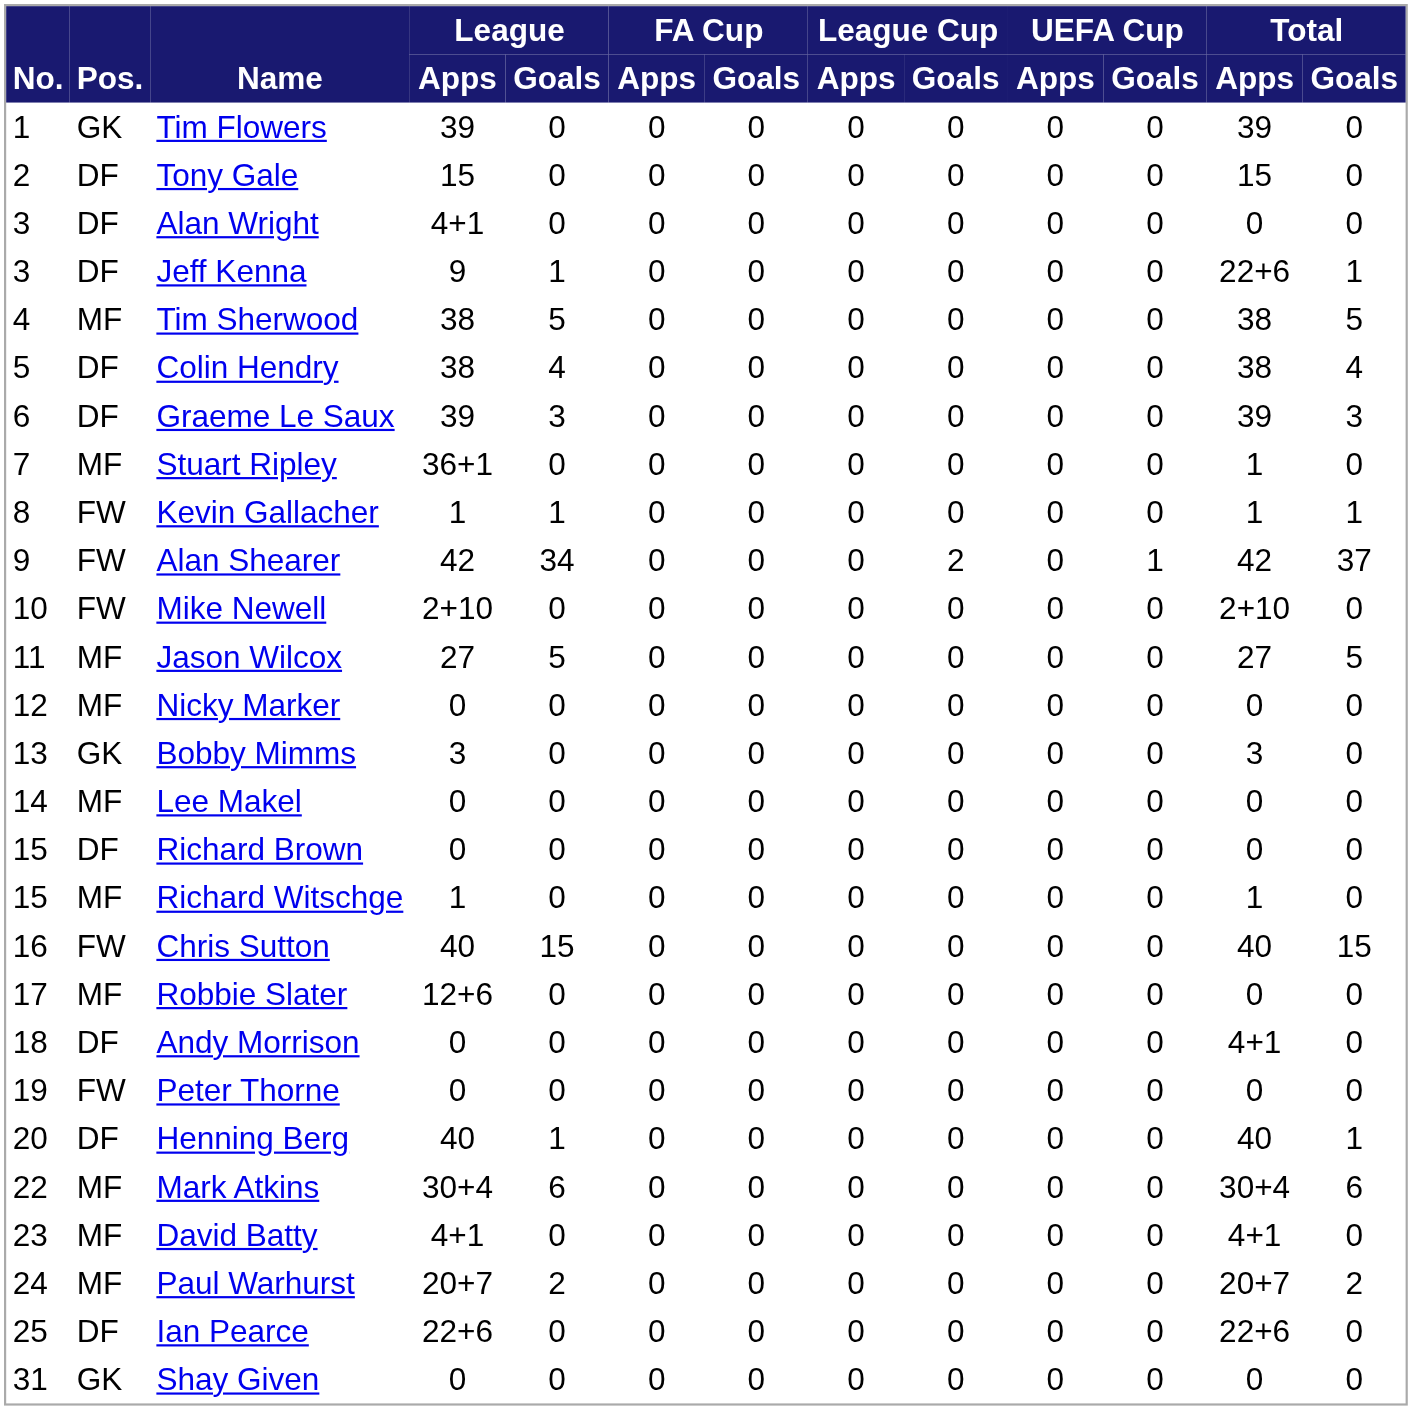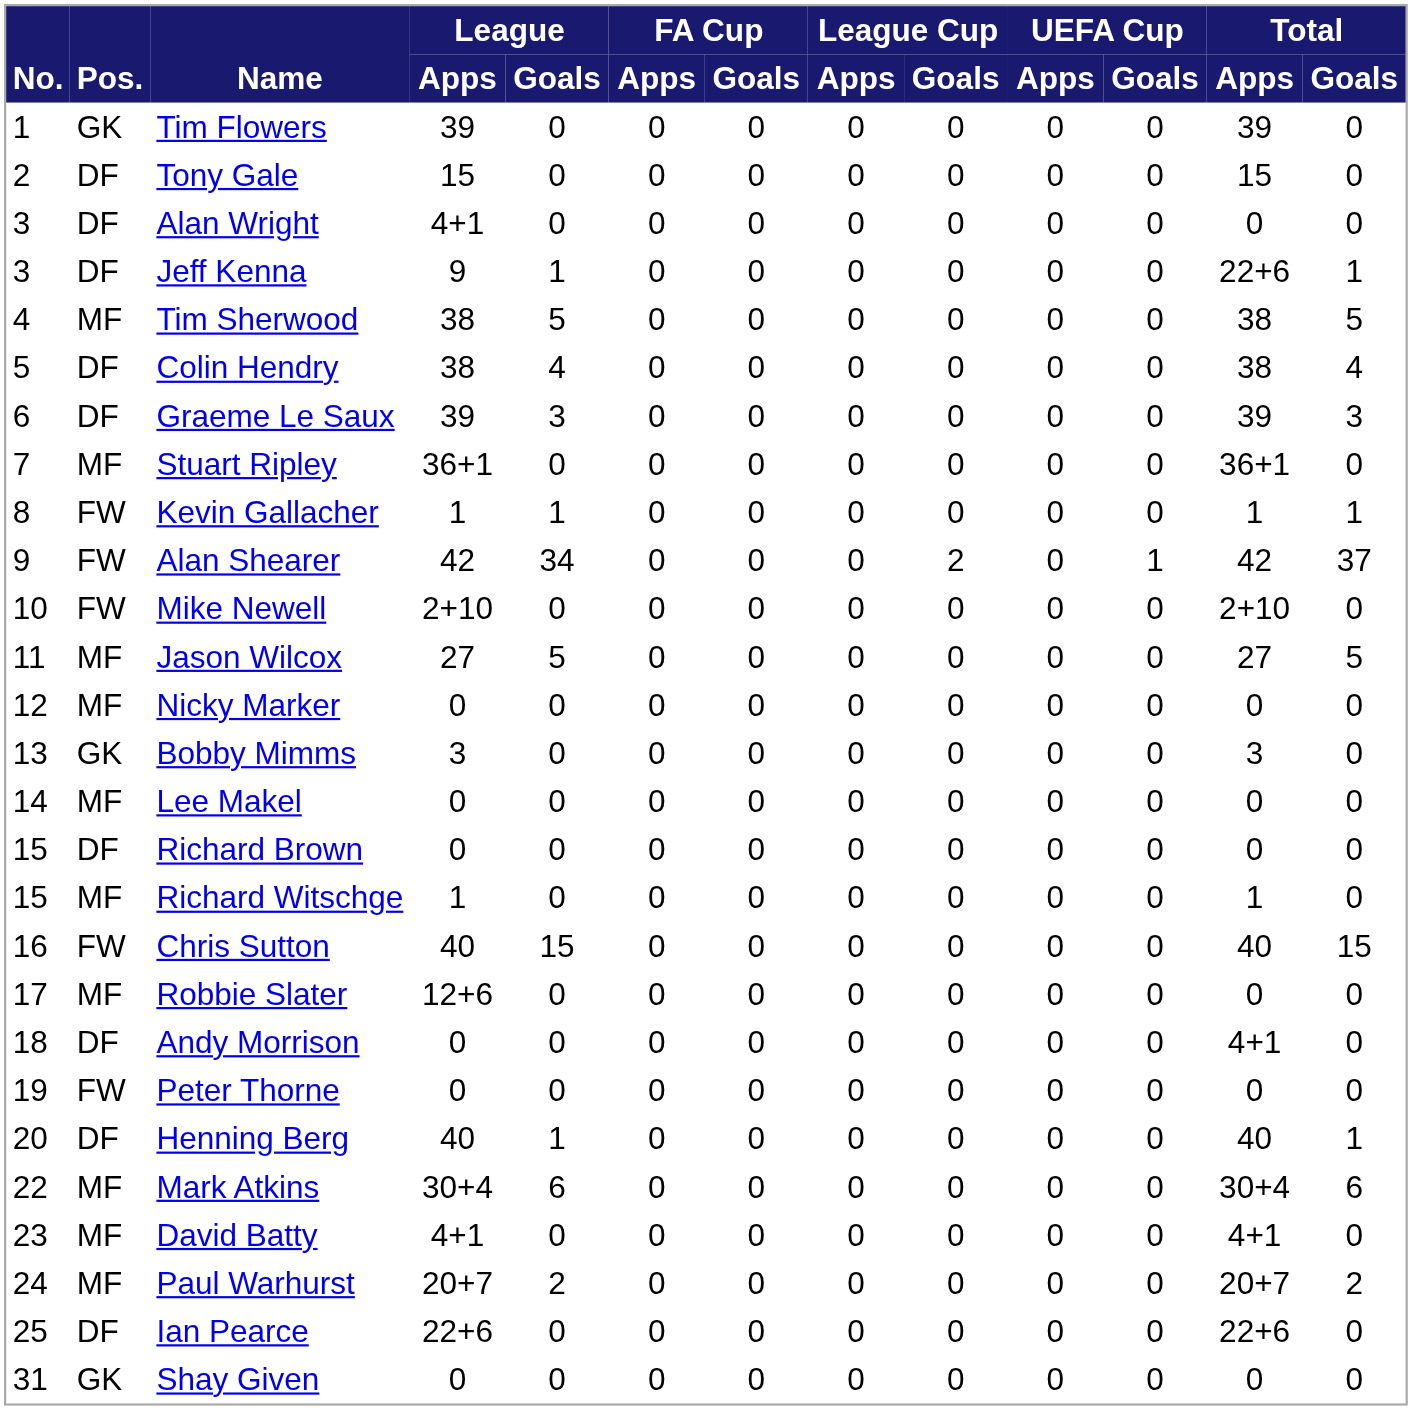(1255, 464) 1 -> (1255, 464) 36+1
